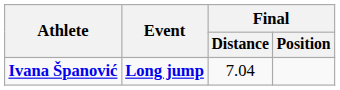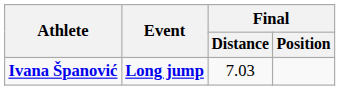(240, 71) 7.04 -> (240, 71) 7.03
